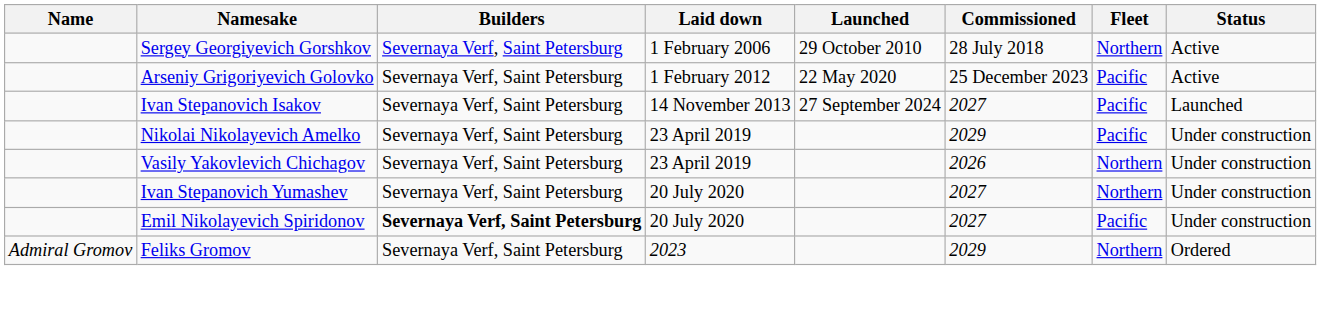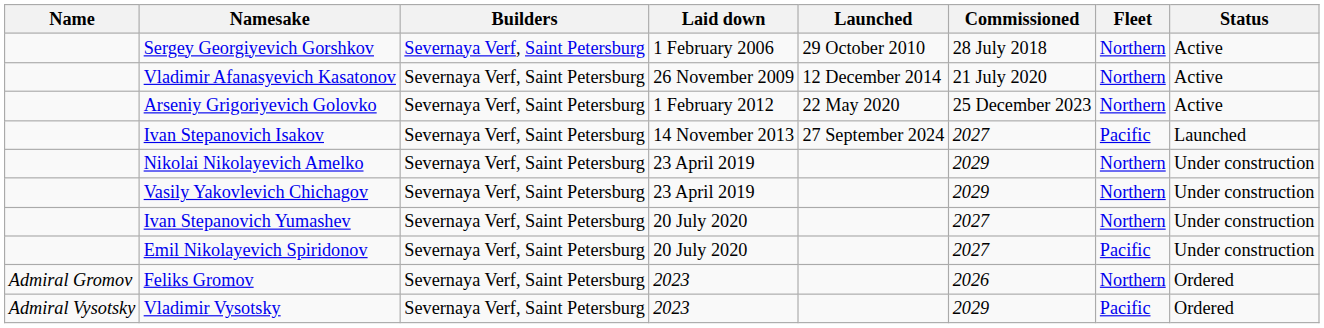+ row: (270, 76)
(1122, 76) Pacific -> (1133, 105) Northern
(1122, 134) Pacific -> (1133, 163) Northern
(968, 163) 2026 -> (971, 192) 2029
(512, 221) bold -> (525, 250) normal
(968, 250) 2029 -> (971, 279) 2026
+ row: (212, 308)
